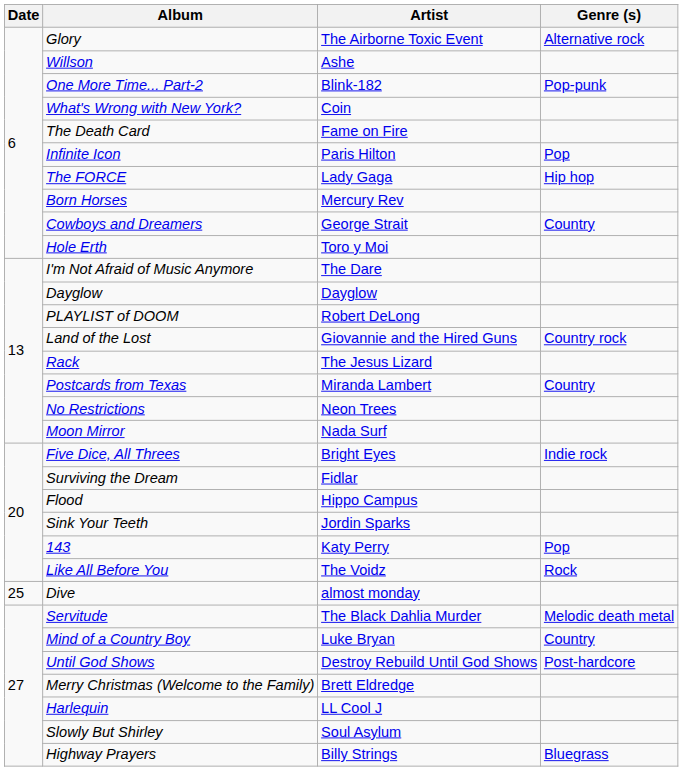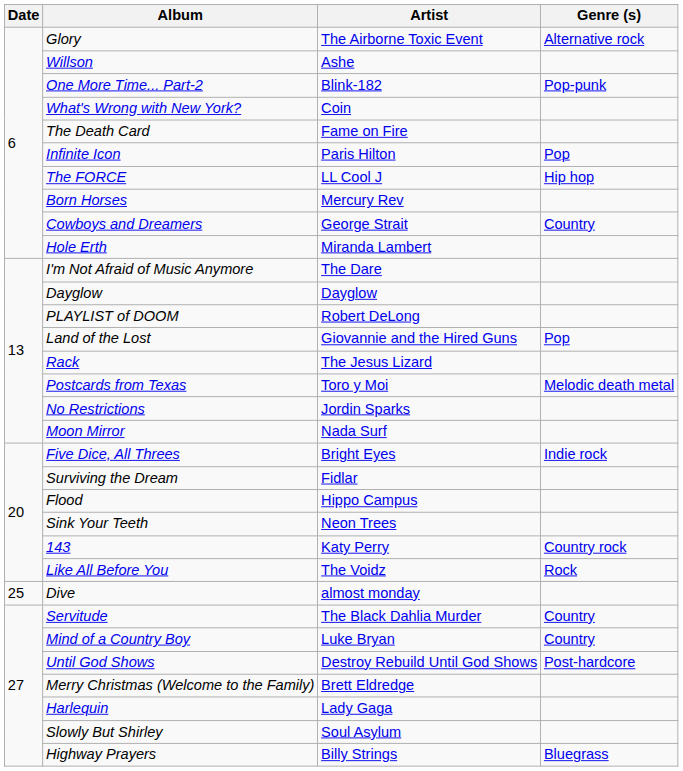(357, 177) Lady Gaga -> (352, 177) LL Cool J
(355, 246) Toro y Moi -> (376, 246) Miranda Lambert
(585, 339) Country rock -> (557, 339) Pop
(376, 385) Miranda Lambert -> (355, 385) Toro y Moi
(569, 385) Country -> (609, 385) Melodic death metal
(359, 408) Neon Trees -> (366, 408) Jordin Sparks
(366, 524) Jordin Sparks -> (359, 524) Neon Trees
(557, 547) Pop -> (585, 547) Country rock
(609, 616) Melodic death metal -> (569, 616) Country
(352, 708) LL Cool J -> (357, 708) Lady Gaga
